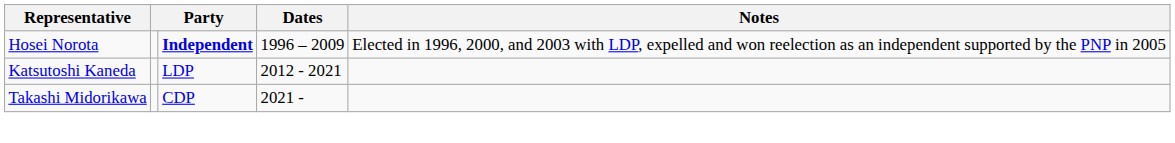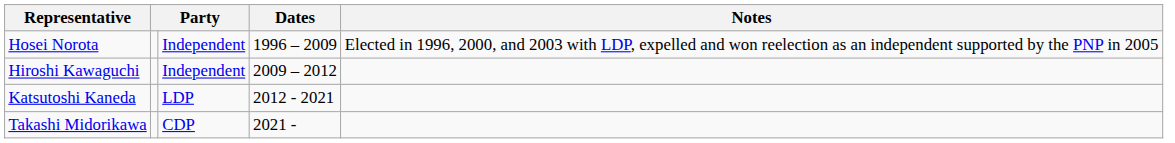(207, 44) bold -> (204, 44) normal
+ row: (74, 71)
